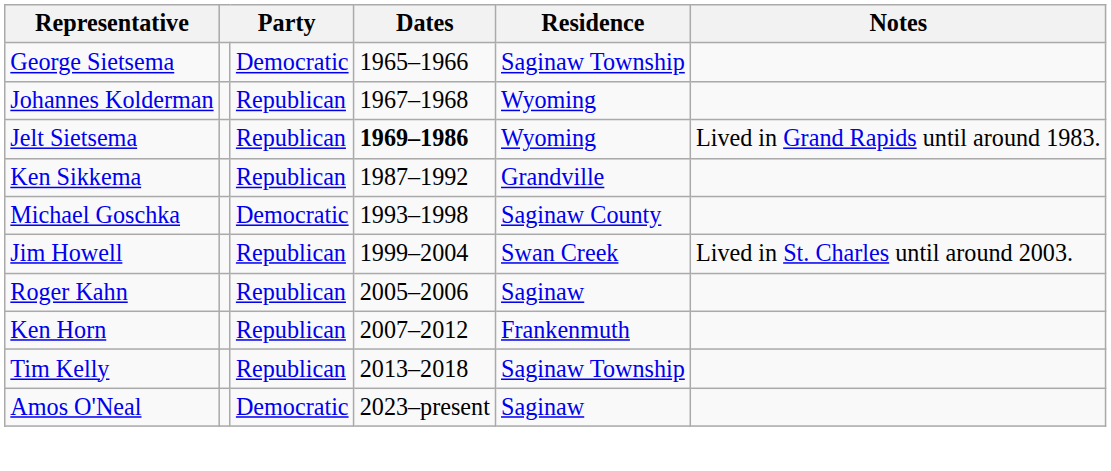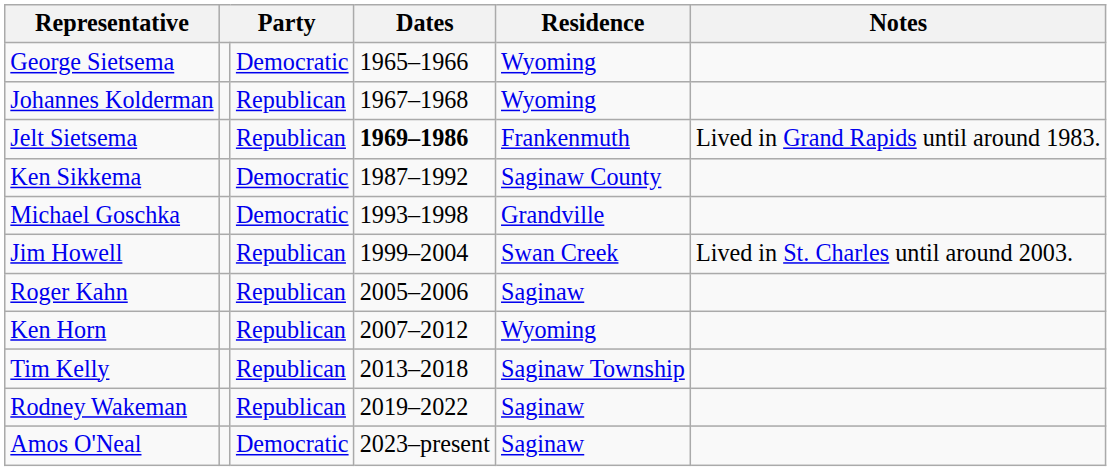(593, 61) Saginaw Township -> (549, 61) Wyoming
(549, 138) Wyoming -> (565, 138) Frankenmuth
(291, 176) Republican -> (292, 176) Democratic
(553, 176) Grandville -> (581, 176) Saginaw County
(581, 215) Saginaw County -> (553, 215) Grandville
(565, 330) Frankenmuth -> (549, 330) Wyoming
+ row: (99, 406)
